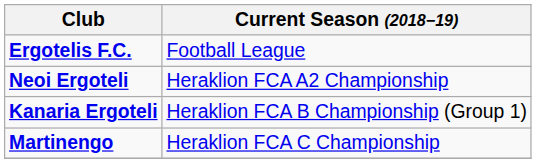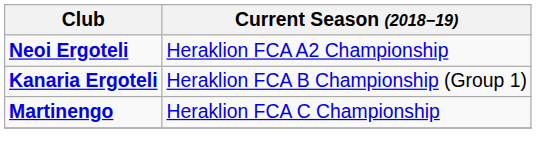- row: (70, 50)
